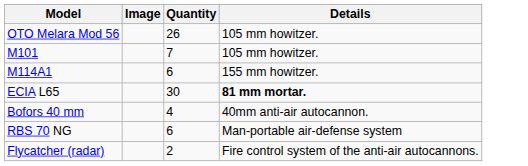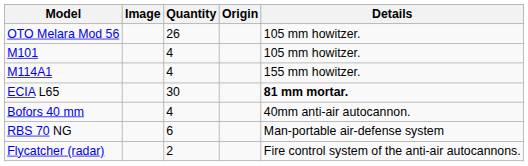+ column: (240, 14)
(170, 53) 7 -> (170, 53) 4
(170, 72) 6 -> (170, 72) 4
